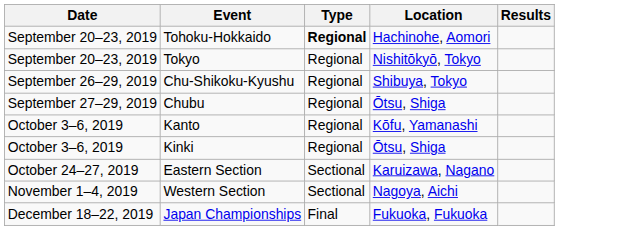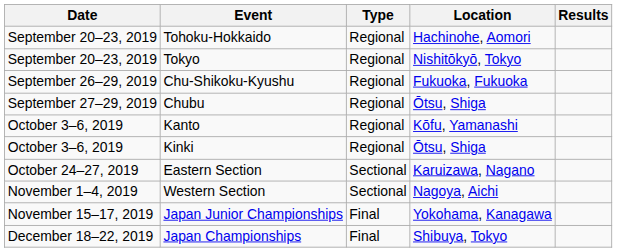(337, 37) bold -> (377, 37) normal
(420, 81) Shibuya, Tokyo -> (470, 81) Fukuoka, Fukuoka
+ row: (253, 214)
(430, 214) Fukuoka, Fukuoka -> (460, 236) Shibuya, Tokyo
